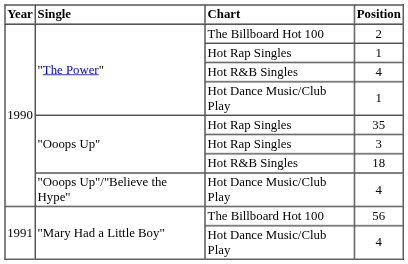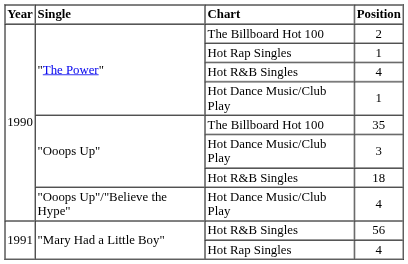(250, 124) Hot Rap Singles -> (266, 124) The Billboard Hot 100
(250, 144) Hot Rap Singles -> (267, 151) Hot Dance Music/Club Play
(266, 216) The Billboard Hot 100 -> (253, 230) Hot R&B Singles
(267, 242) Hot Dance Music/Club Play -> (250, 249) Hot Rap Singles
